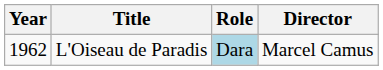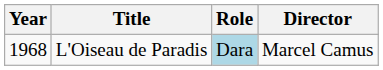(28, 49) 1962 -> (28, 49) 1968
